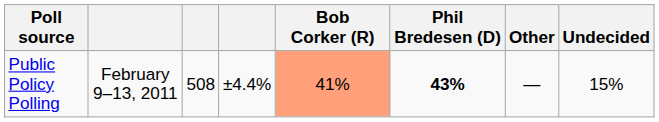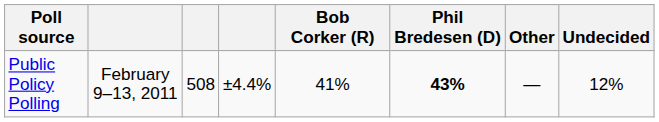(333, 83) lightsalmon background -> (333, 83) no background
(606, 83) 15% -> (606, 83) 12%
